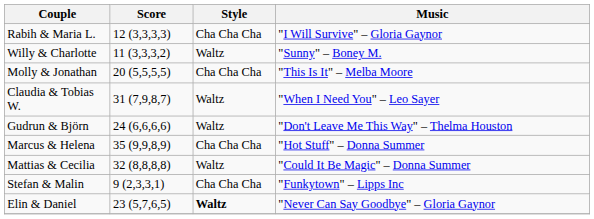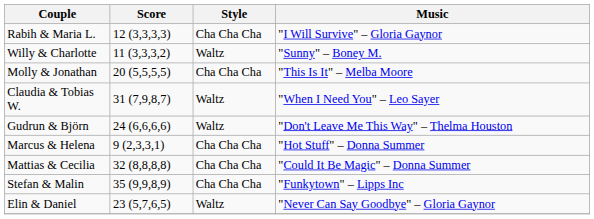(142, 145) 35 (9,9,8,9) -> (139, 145) 9 (2,3,3,1)
(210, 164) Waltz -> (229, 164) Cha Cha Cha
(139, 184) 9 (2,3,3,1) -> (142, 184) 35 (9,9,8,9)
(211, 203) bold -> (210, 203) normal
